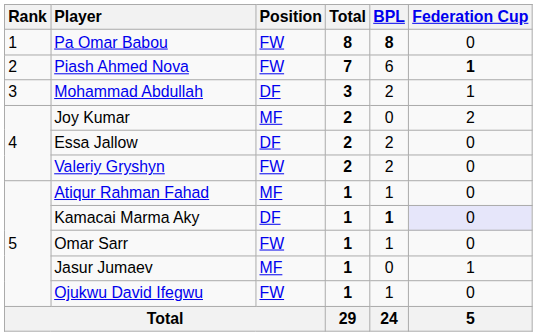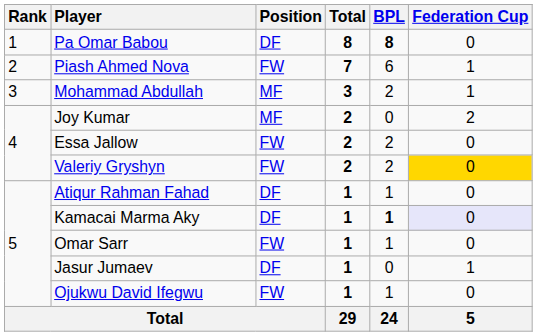(272, 42) FW -> (270, 42) DF
(470, 67) bold -> (470, 67) normal
(270, 92) DF -> (271, 92) MF
(270, 142) DF -> (272, 142) FW
(470, 167) no background -> (470, 167) gold background
(271, 192) MF -> (270, 192) DF
(271, 268) MF -> (270, 268) DF
